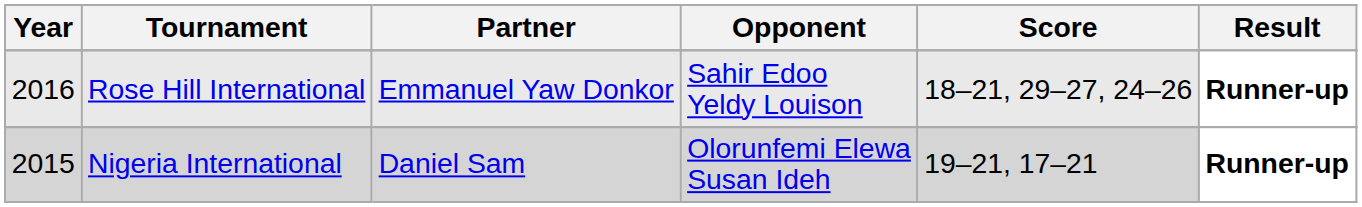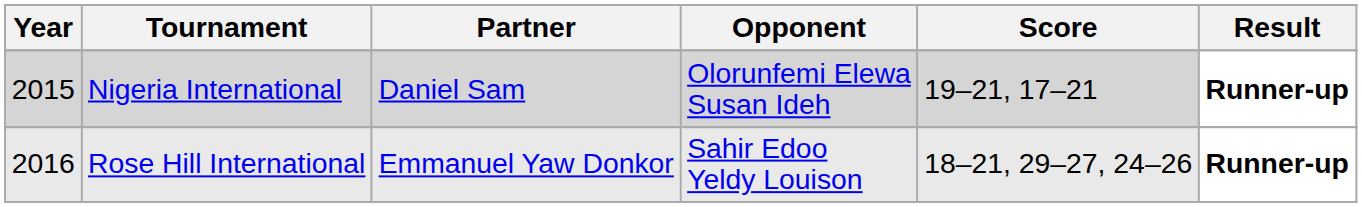rows swapped: (227, 88) <-> (215, 165)
